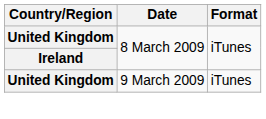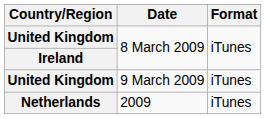+ row: (61, 102)
